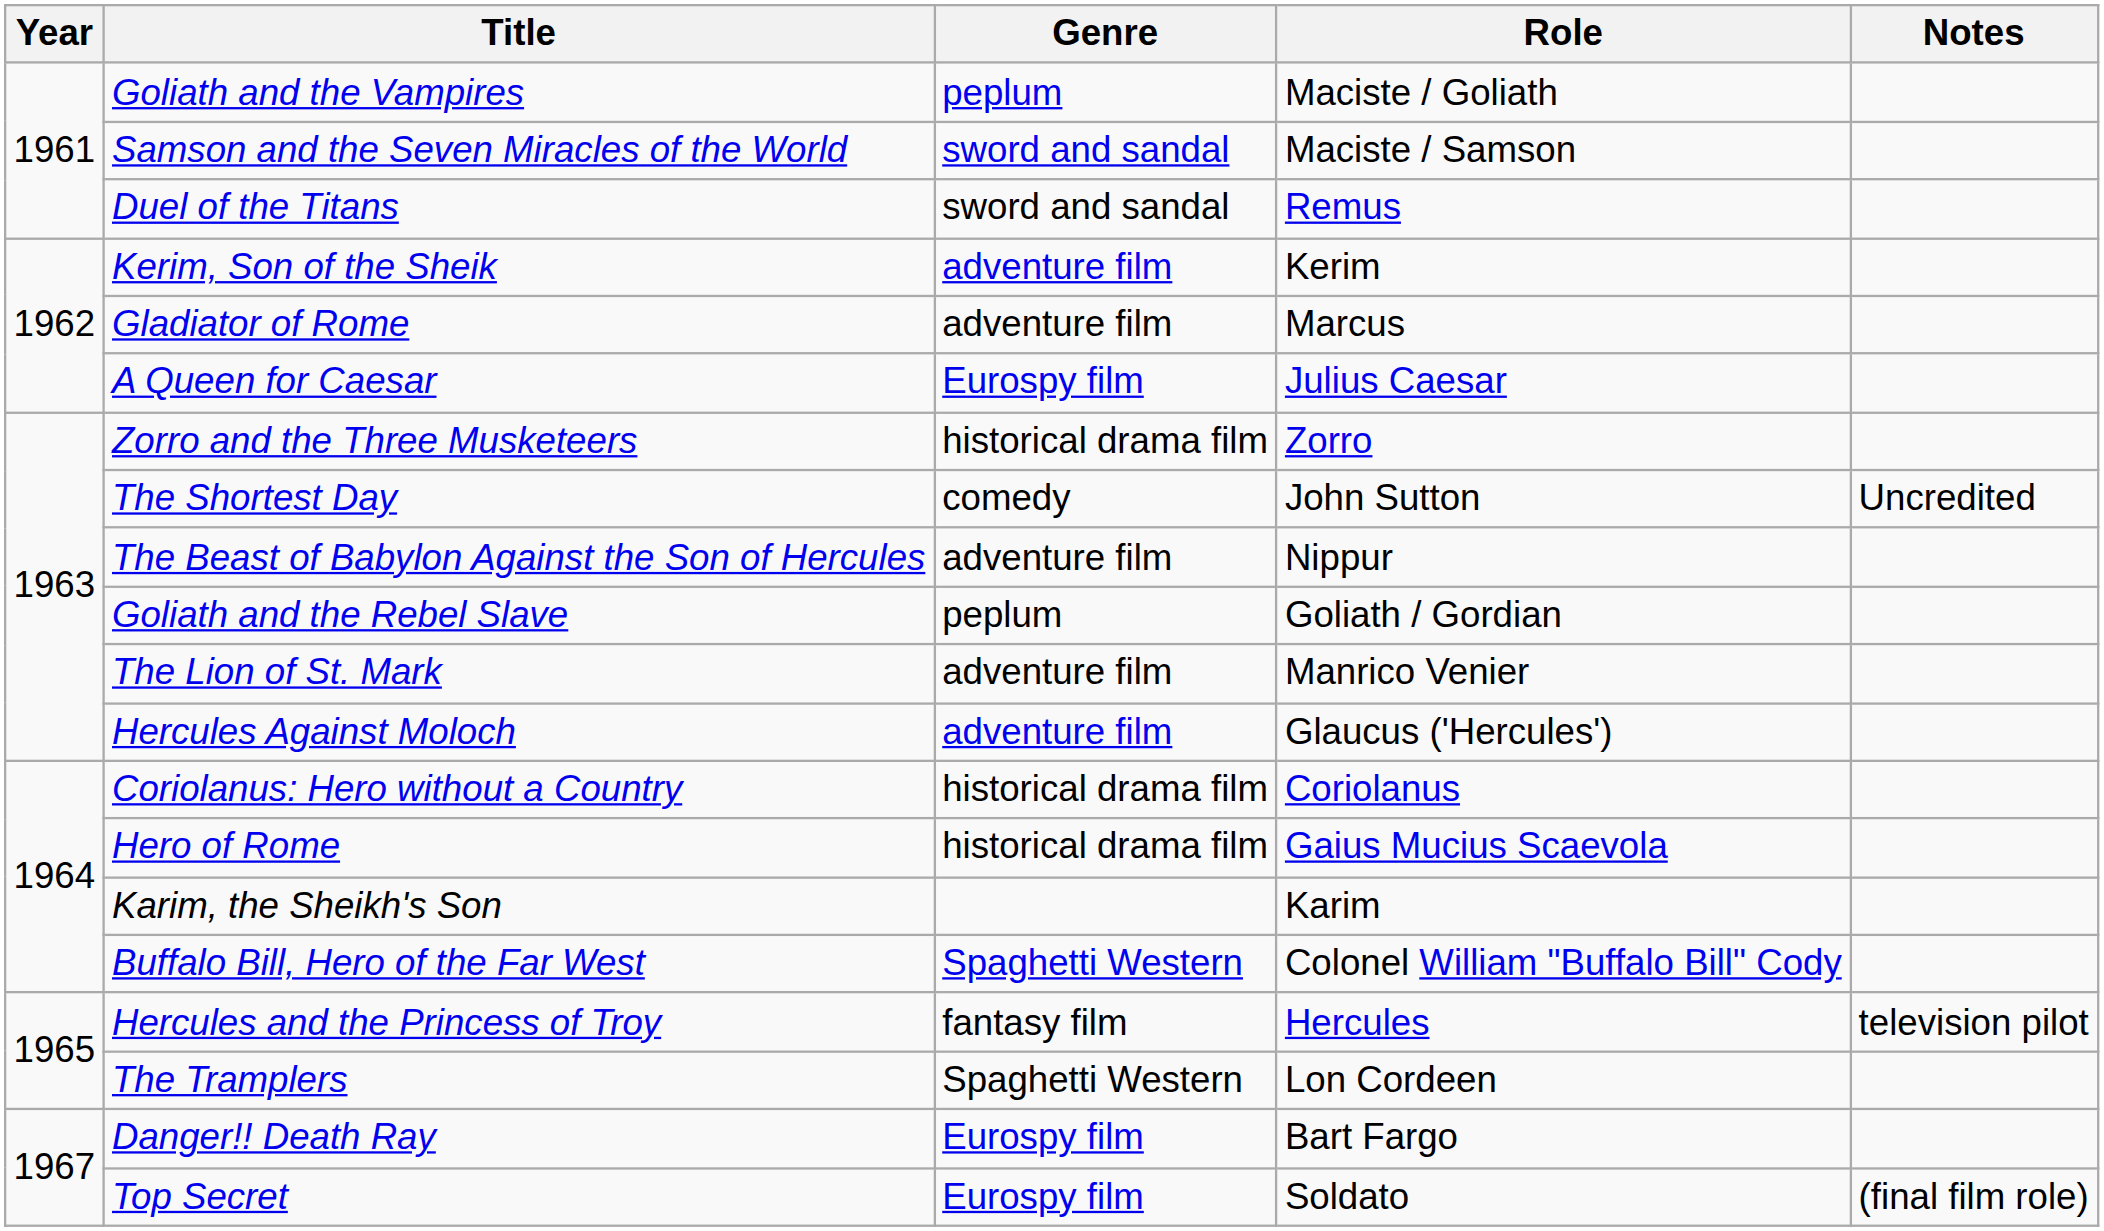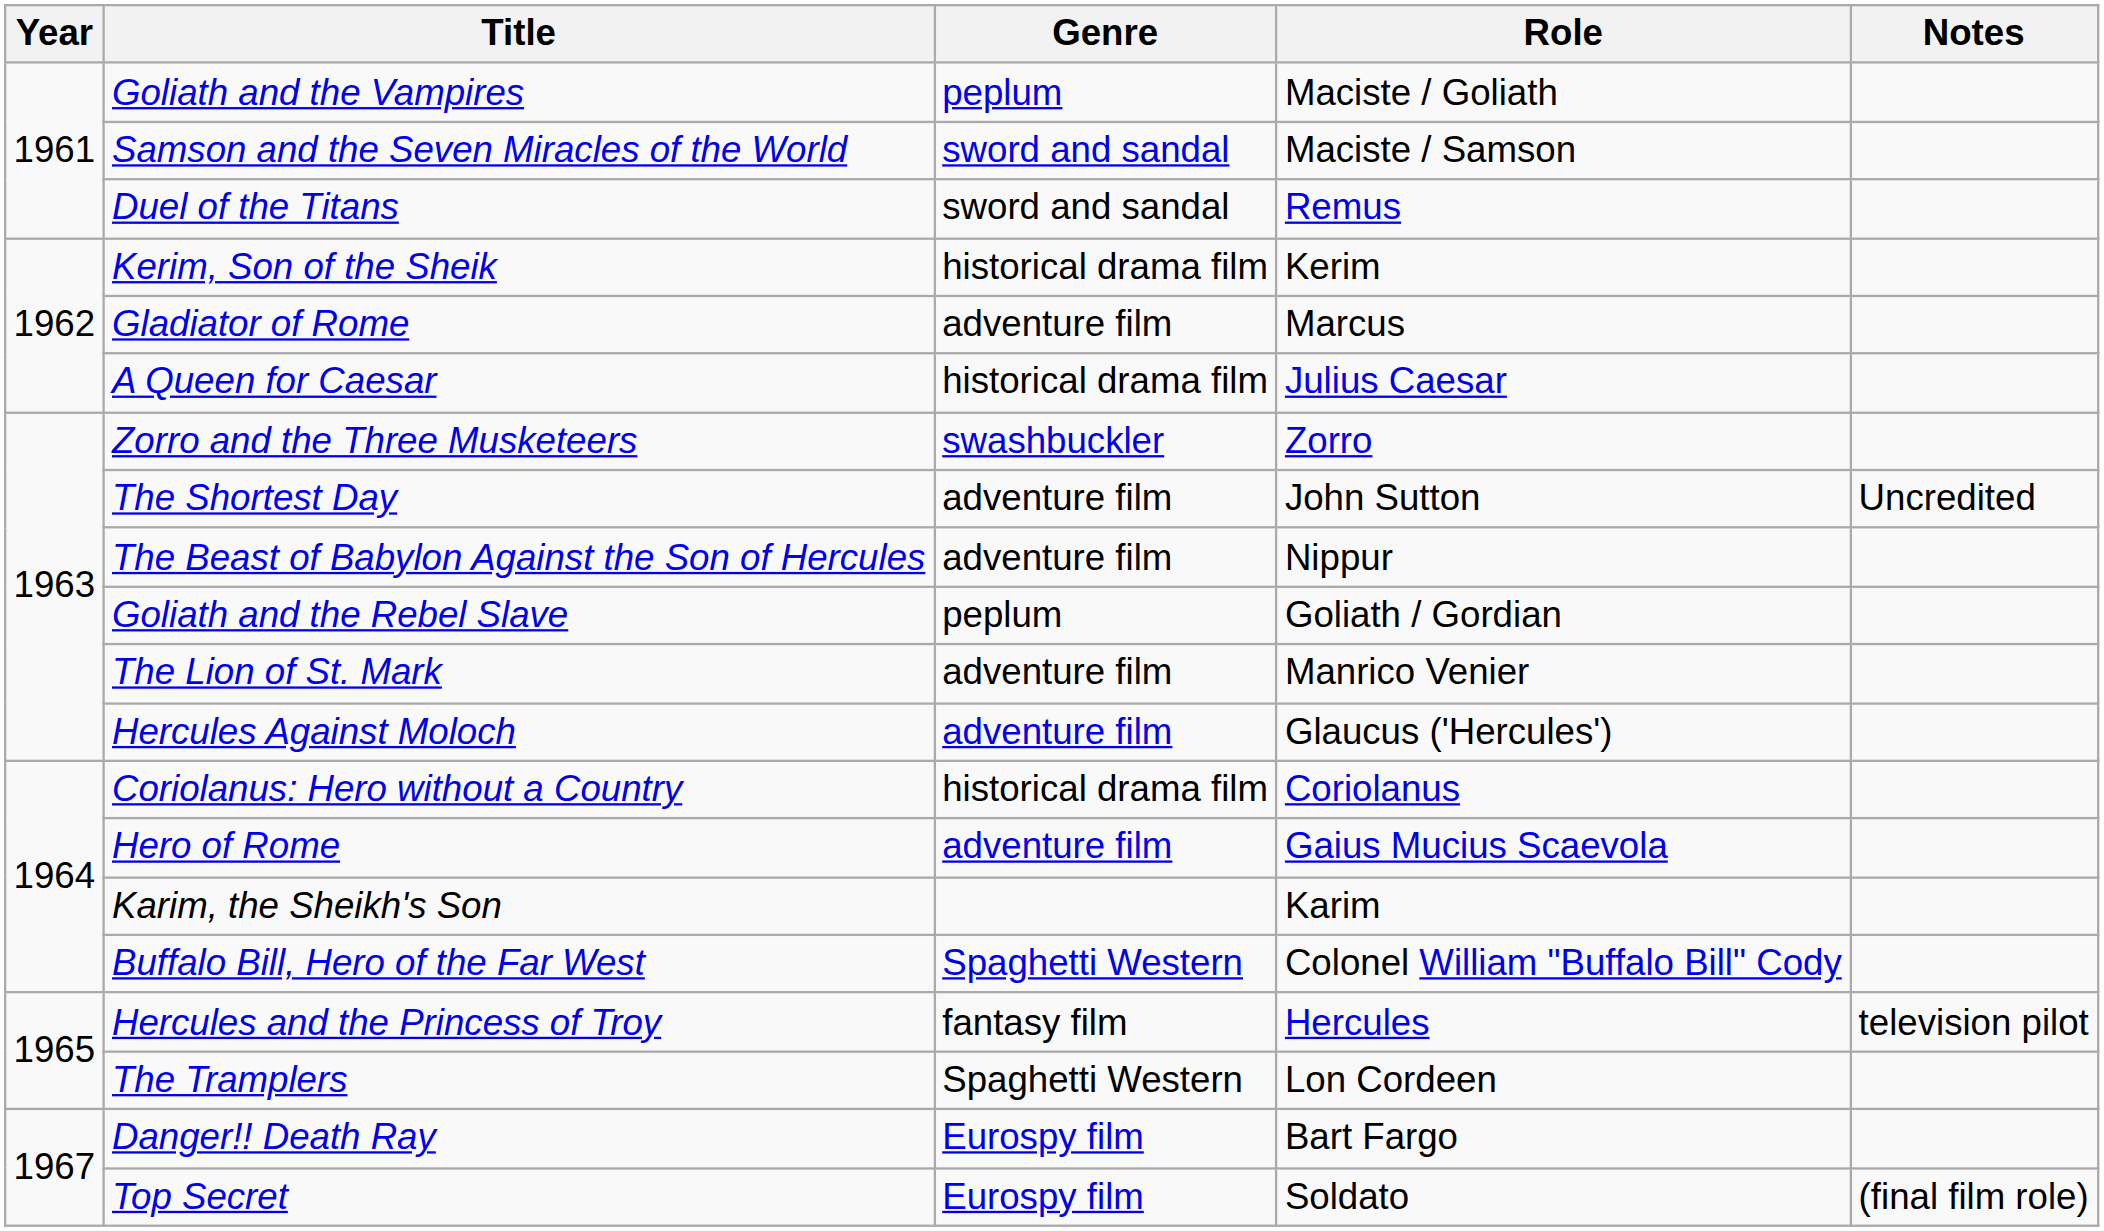(1057, 265) adventure film -> (1105, 265) historical drama film
(1043, 382) Eurospy film -> (1105, 382) historical drama film
(1105, 440) historical drama film -> (1053, 440) swashbuckler
(1006, 498) comedy -> (1057, 498) adventure film
(1105, 847) historical drama film -> (1057, 847) adventure film
